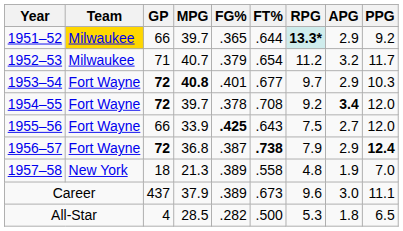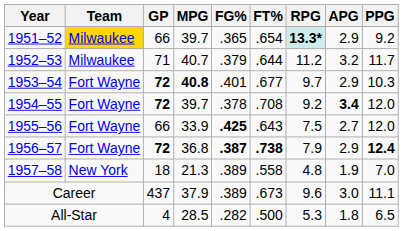(269, 38) .644 -> (269, 38) .654
(269, 60) .654 -> (269, 60) .644
(233, 149) normal -> (233, 149) bold
